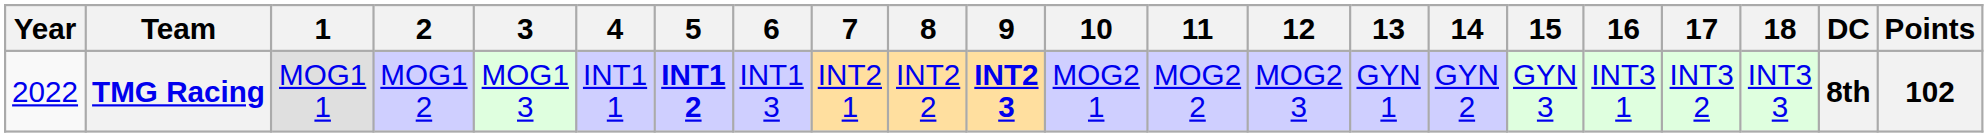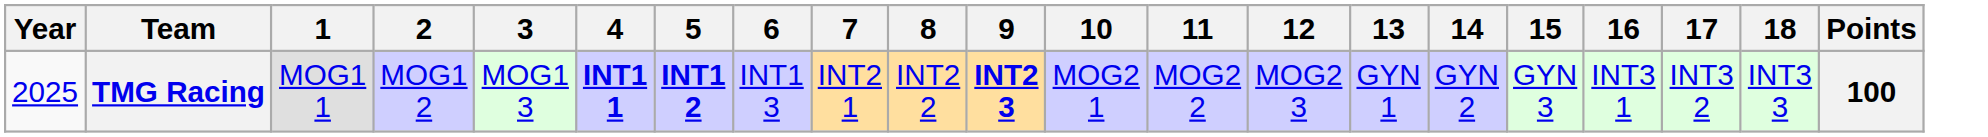- column: (1848, 28)
(45, 91) 2022 -> (45, 91) 2025
(615, 91) normal -> (615, 91) bold
(1930, 91) 102 -> (1871, 91) 100
